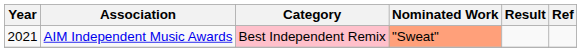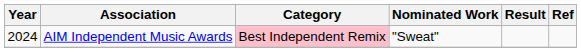(22, 36) 2021 -> (22, 36) 2024
(415, 36) lightsalmon background -> (415, 36) no background
